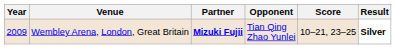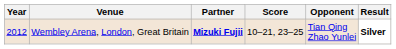columns swapped: (271, 12) <-> (328, 12)
(17, 32) 2009 -> (17, 32) 2012
